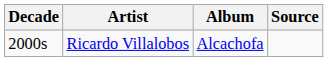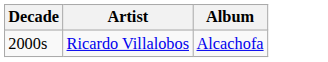- column: (295, 17)
